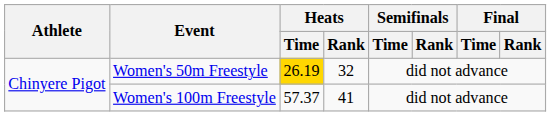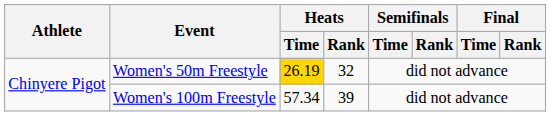(302, 97) 57.37 -> (302, 97) 57.34
(346, 97) 41 -> (346, 97) 39
